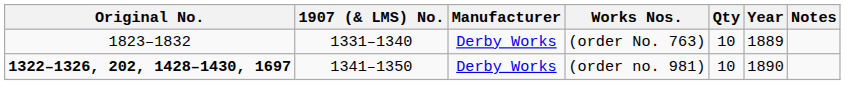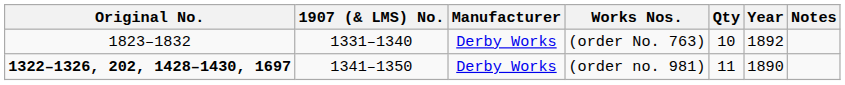(766, 42) 1889 -> (766, 42) 1892
(726, 67) 10 -> (726, 67) 11
